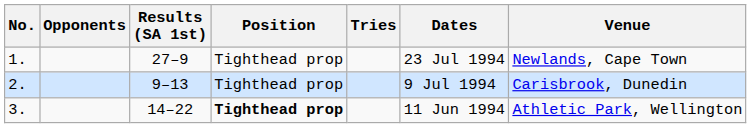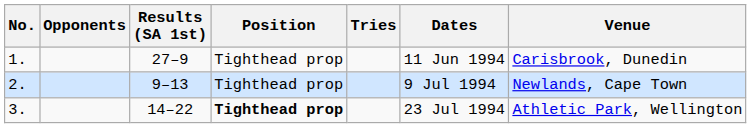(454, 60) 23 Jul 1994 -> (454, 60) 11 Jun 1994
(600, 60) Newlands, Cape Town -> (600, 60) Carisbrook, Dunedin
(600, 85) Carisbrook, Dunedin -> (600, 85) Newlands, Cape Town
(454, 110) 11 Jun 1994 -> (454, 110) 23 Jul 1994
